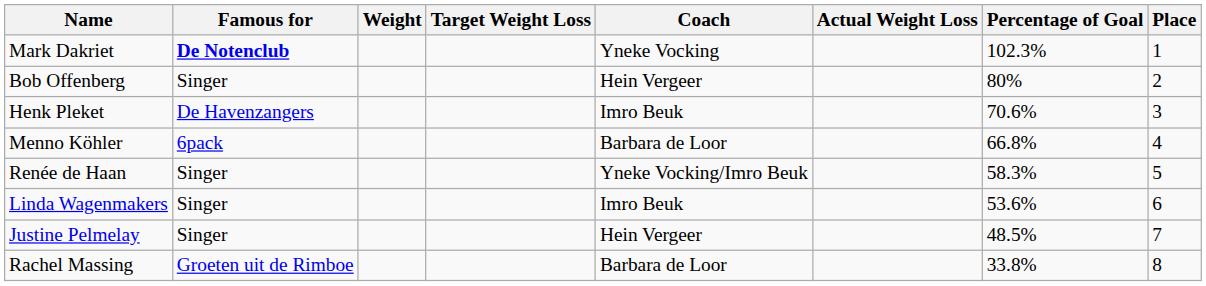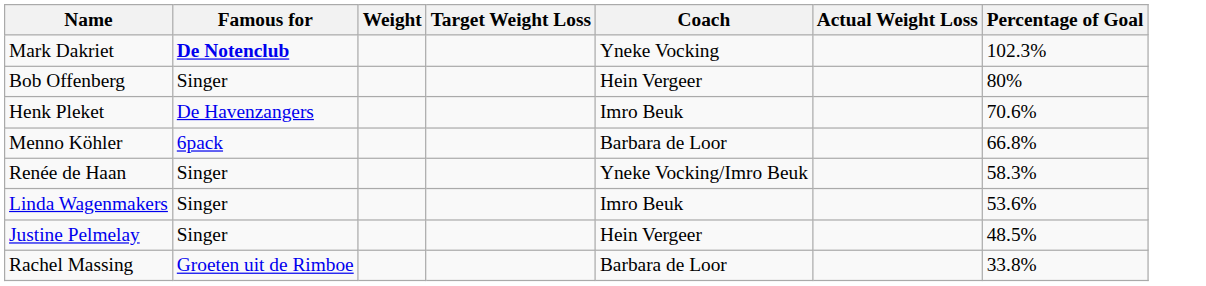- column: (1174, 19)
